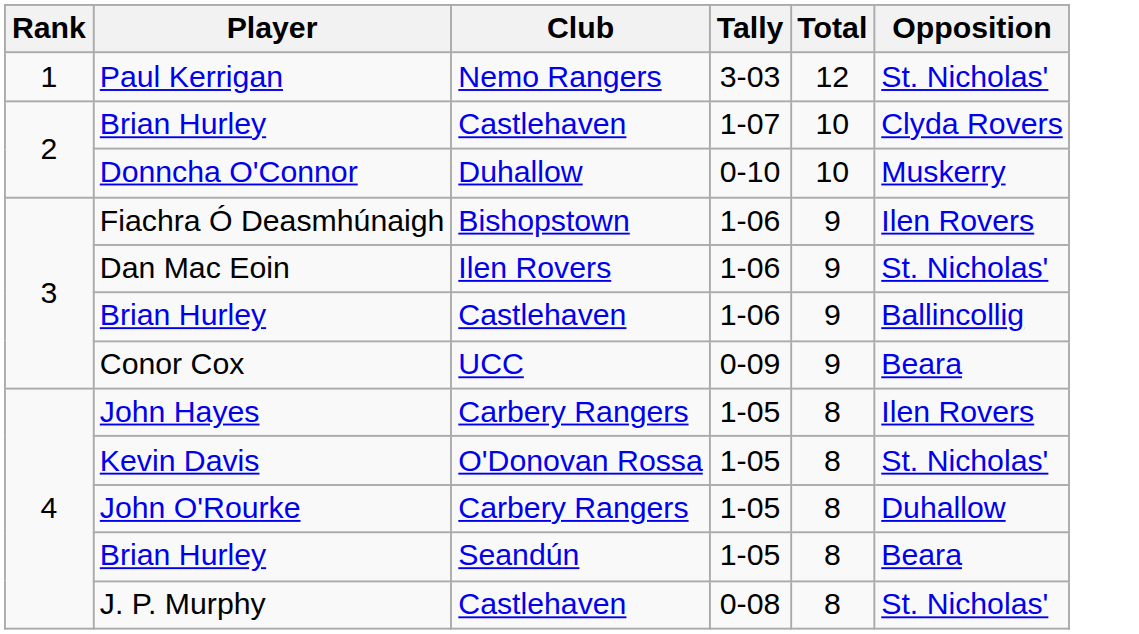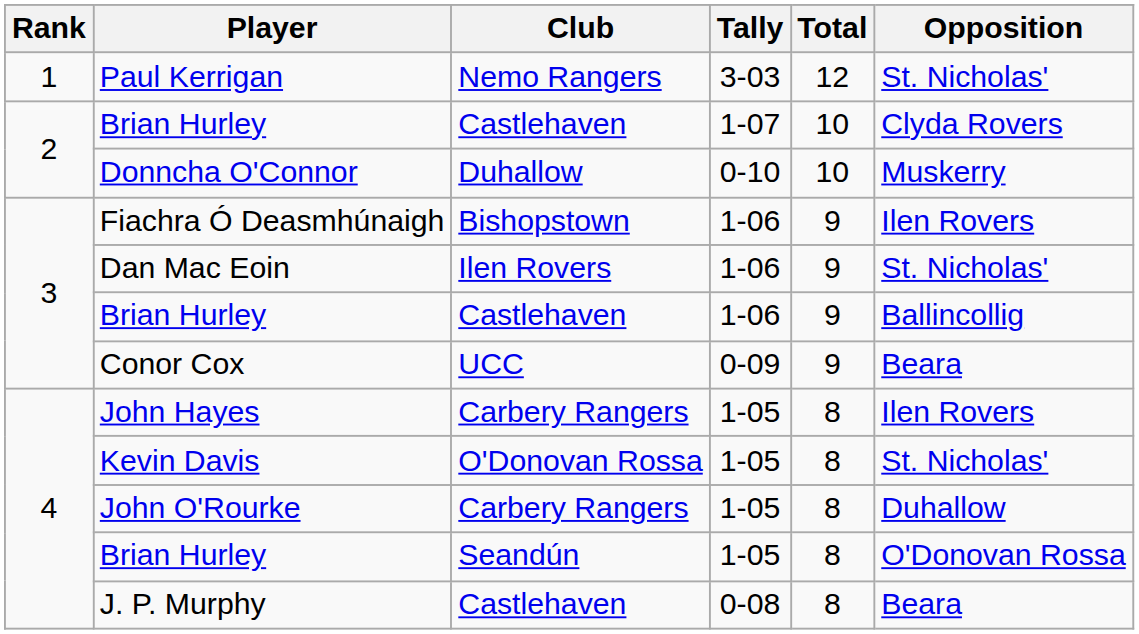(922, 556) Beara -> (1003, 556) O'Donovan Rossa
(965, 603) St. Nicholas' -> (922, 603) Beara
